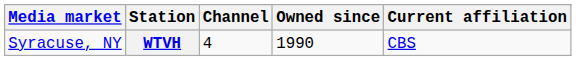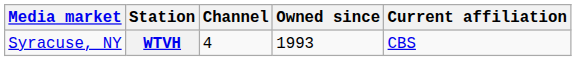(295, 43) 1990 -> (295, 43) 1993
